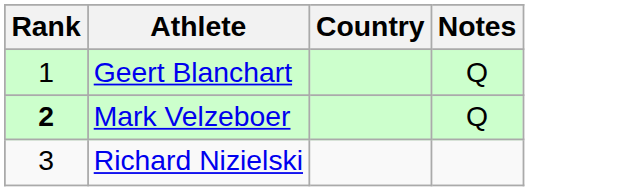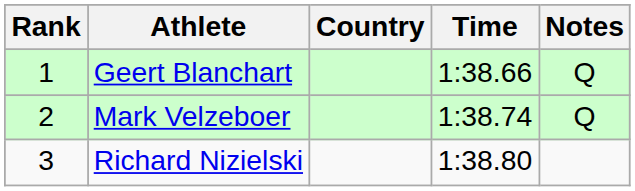+ column: (485, 26)
(46, 116) bold -> (46, 116) normal
